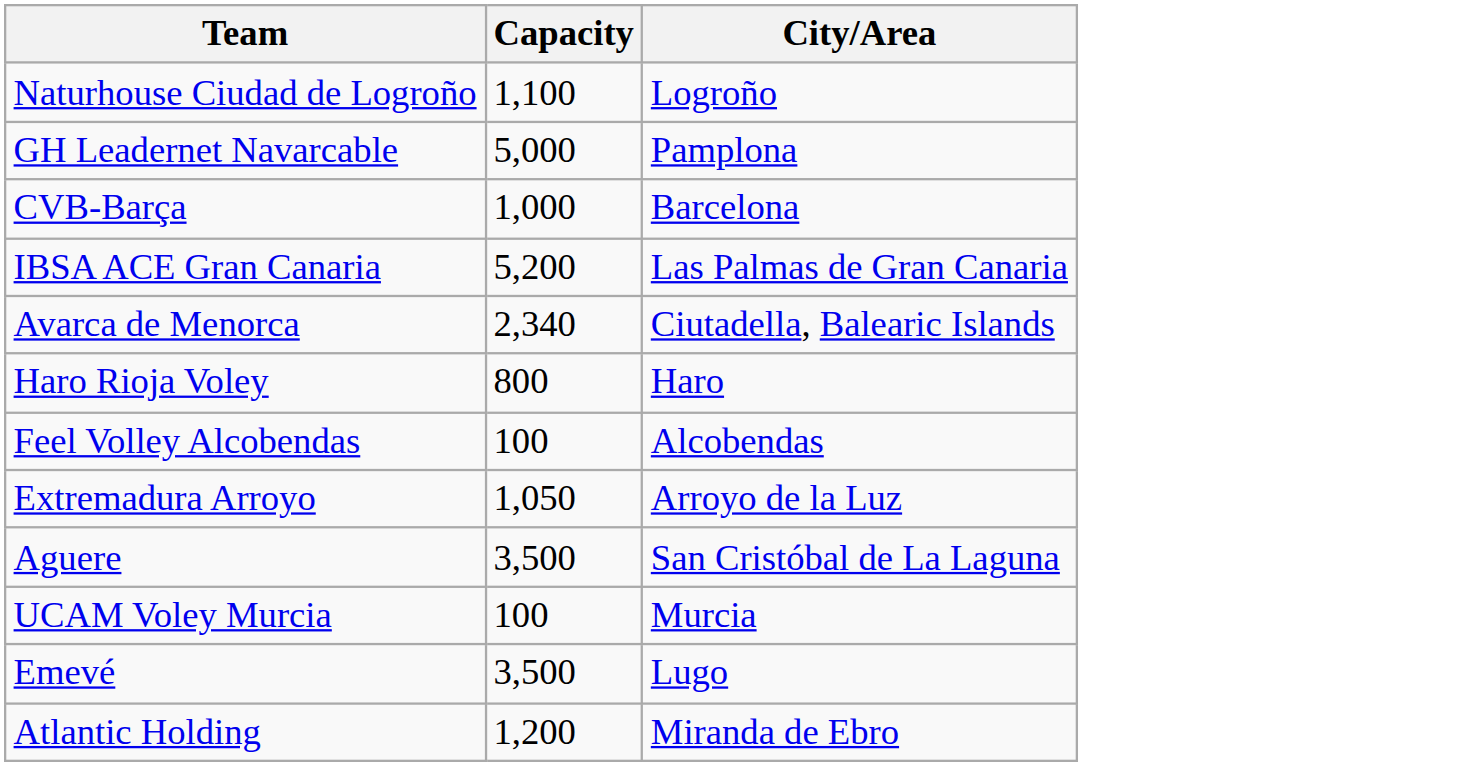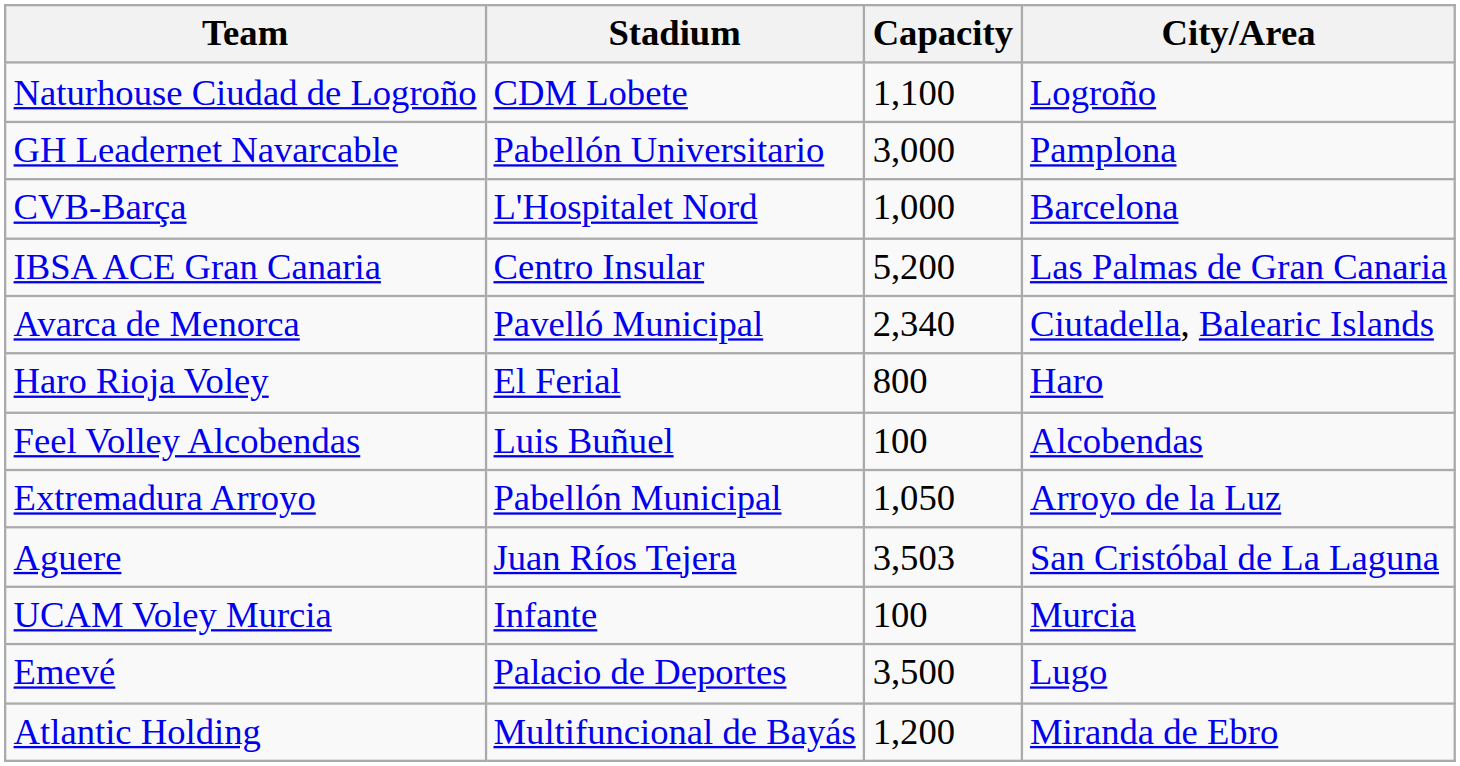+ column: (675, 33)
(535, 149) 5,000 -> (914, 149) 3,000
(535, 556) 3,500 -> (914, 556) 3,503
